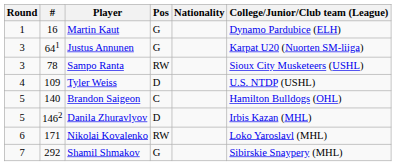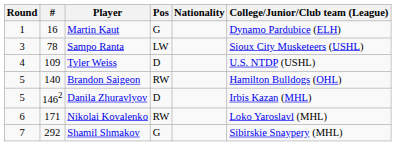- row: (101, 47)
(161, 65) RW -> (161, 46) LW
(156, 99) C -> (161, 79) RW
